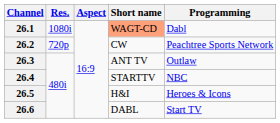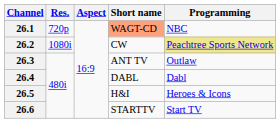(60, 28) 1080i -> (59, 28) 720p
(176, 28) Dabl -> (177, 28) NBC
(59, 45) 720p -> (60, 45) 1080i
(220, 45) no background -> (220, 45) khaki background
(133, 77) STARTTV -> (125, 77) DABL
(177, 77) NBC -> (176, 77) Dabl
(125, 110) DABL -> (133, 110) STARTTV
